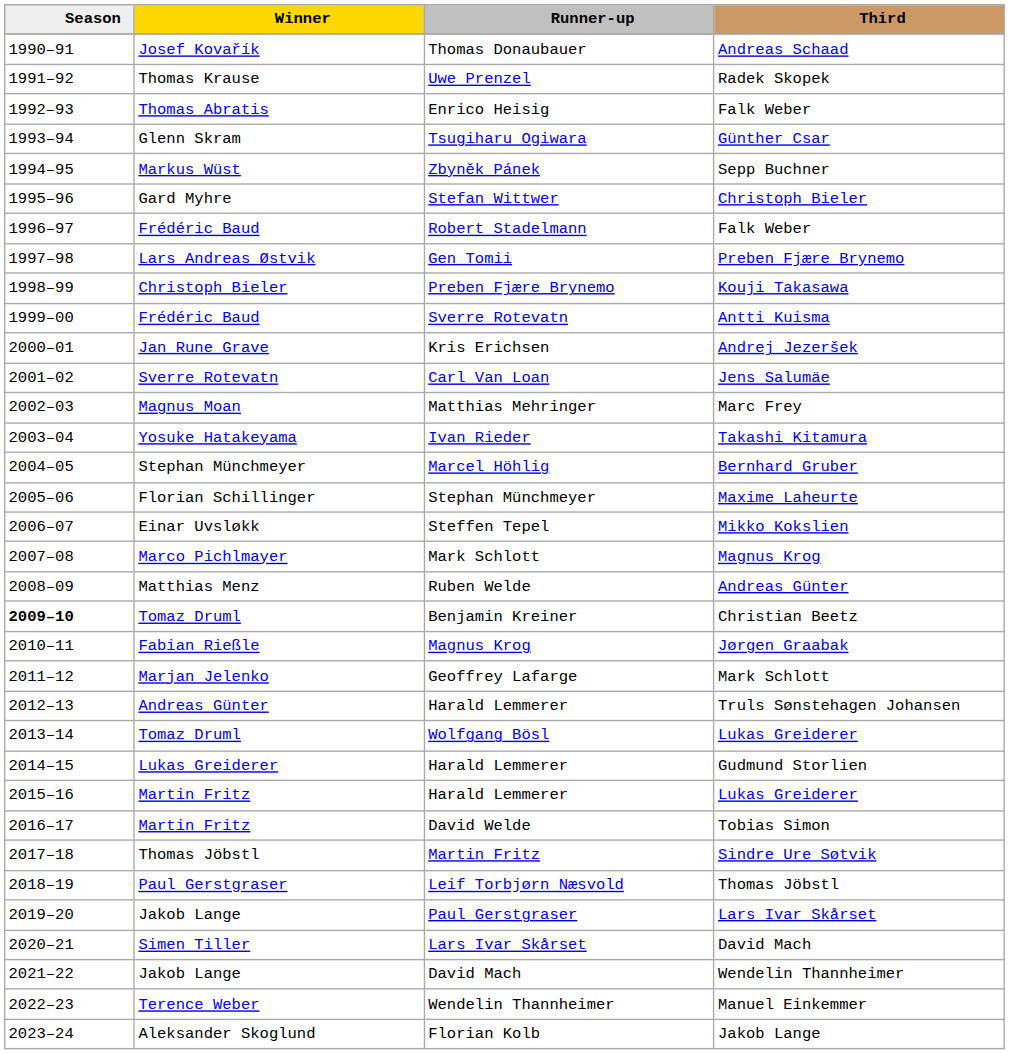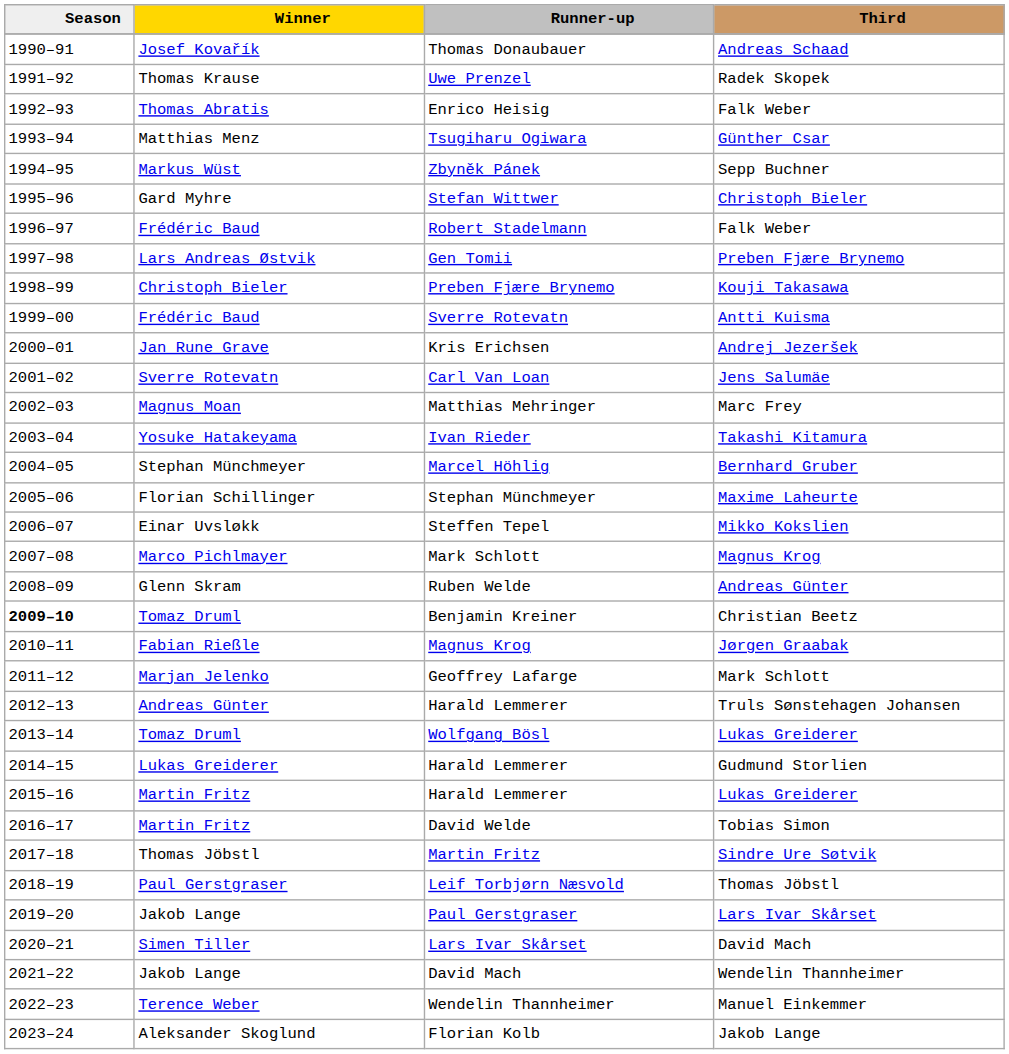(190, 139) Glenn Skram -> (199, 139) Matthias Menz
(199, 587) Matthias Menz -> (190, 587) Glenn Skram
